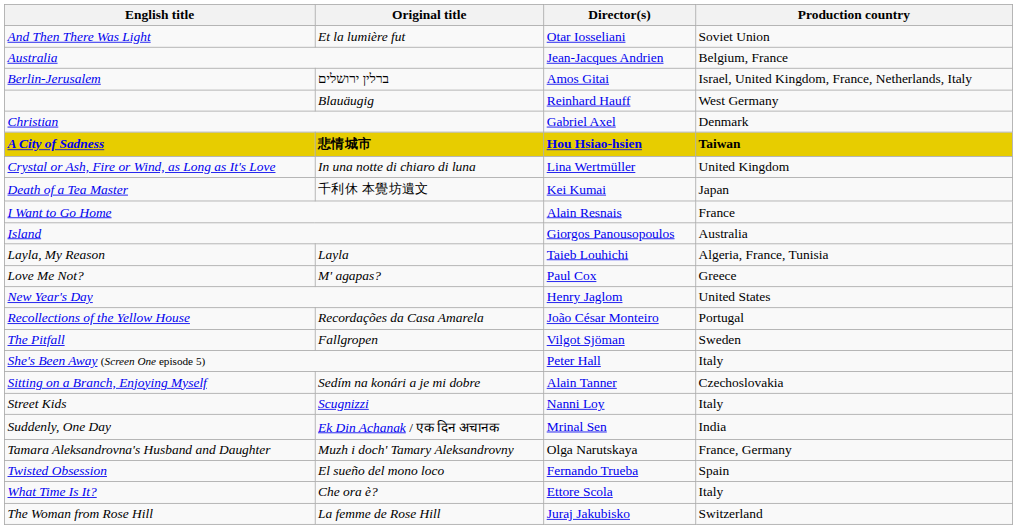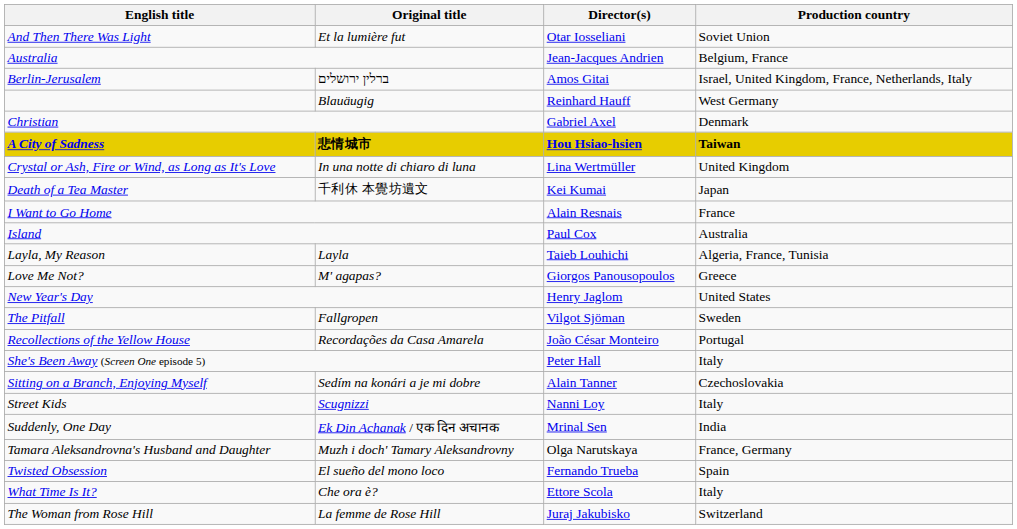(611, 233) Giorgos Panousopoulos -> (572, 233) Paul Cox
(572, 275) Paul Cox -> (611, 275) Giorgos Panousopoulos
rows swapped: (36, 339) <-> (99, 318)
